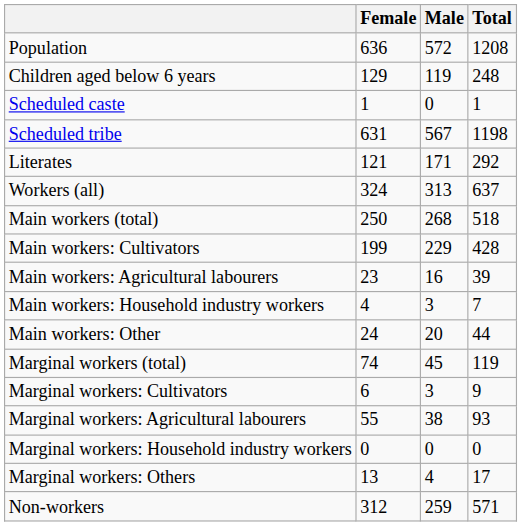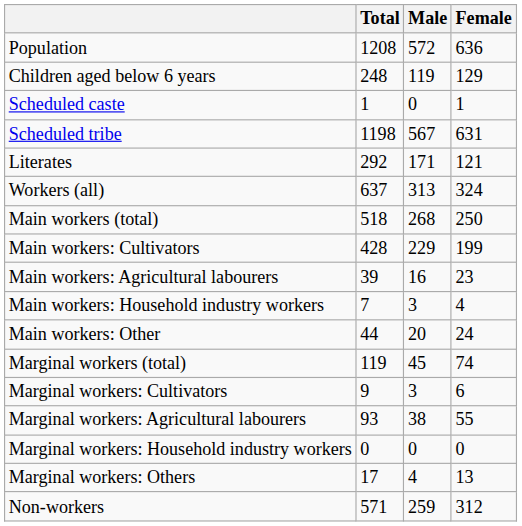columns swapped: (492, 18) <-> (388, 18)
